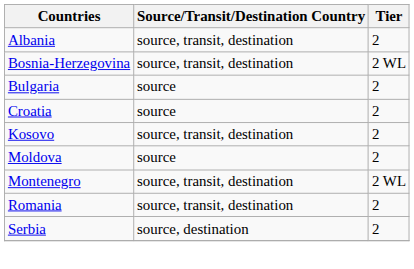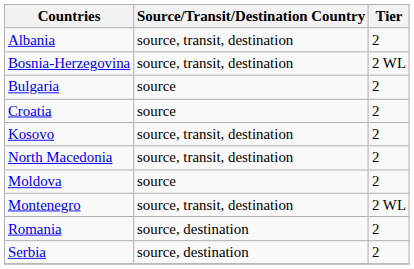+ row: (60, 157)
(215, 205) source, transit, destination -> (193, 228) source, destination
